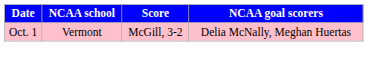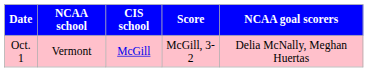+ column: (134, 20)
